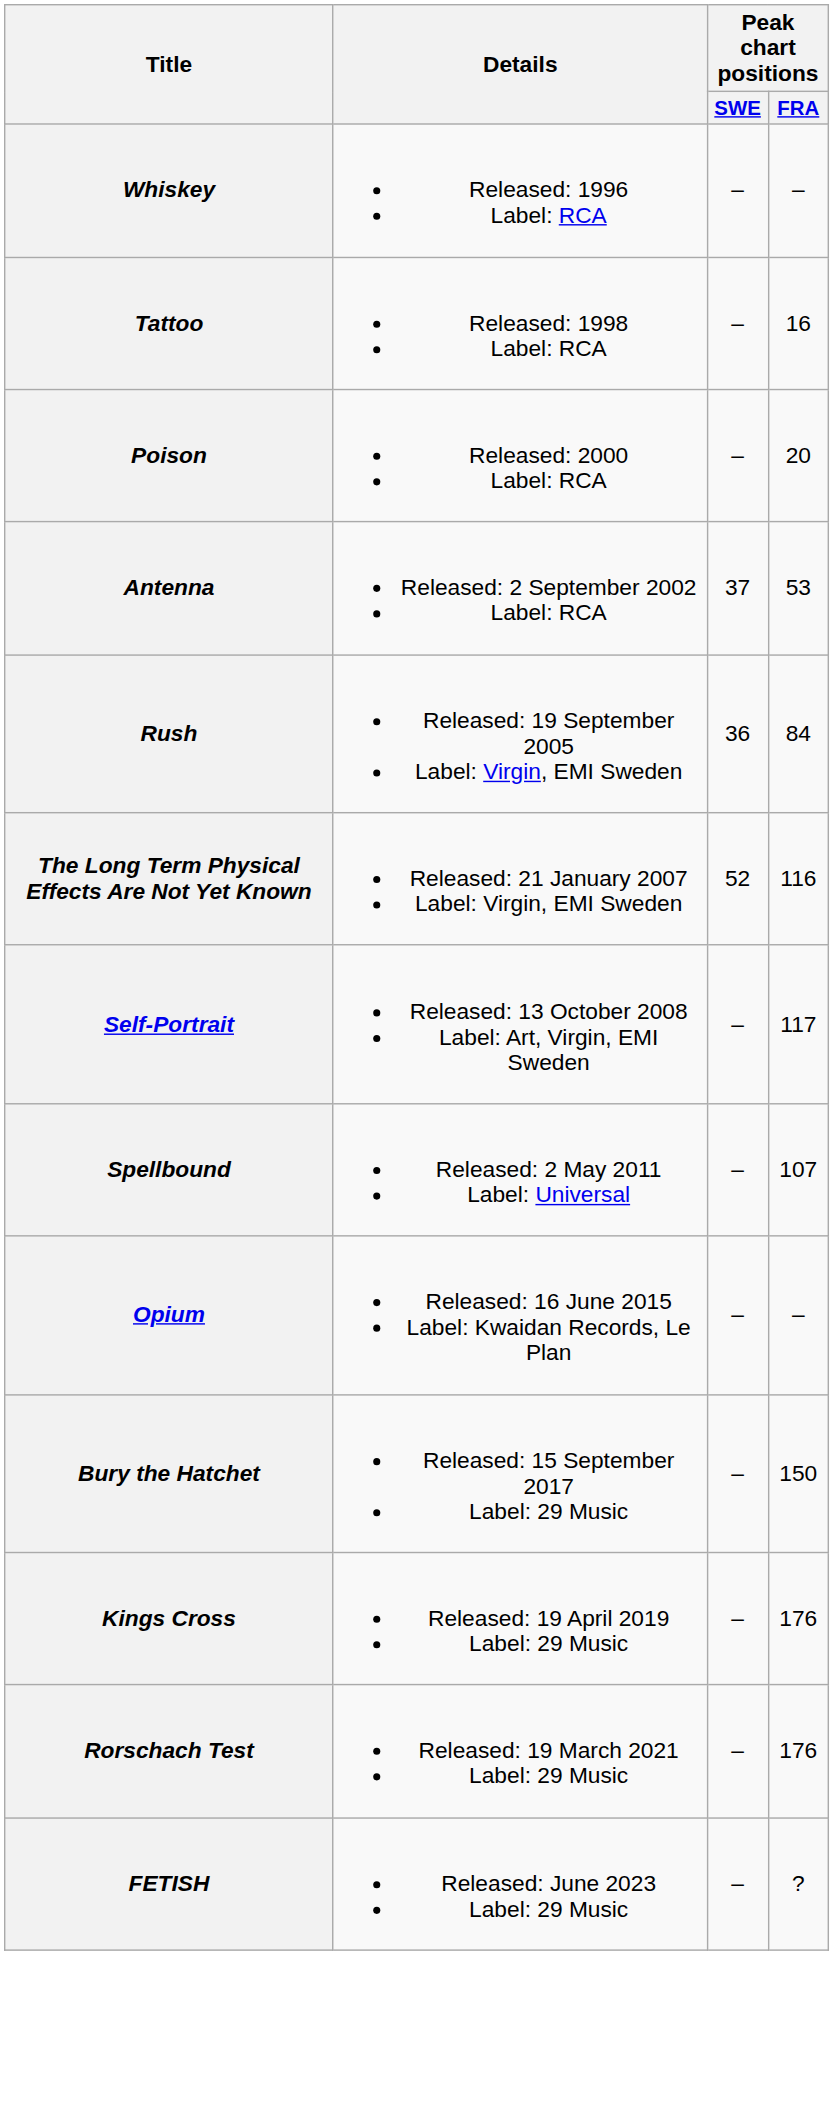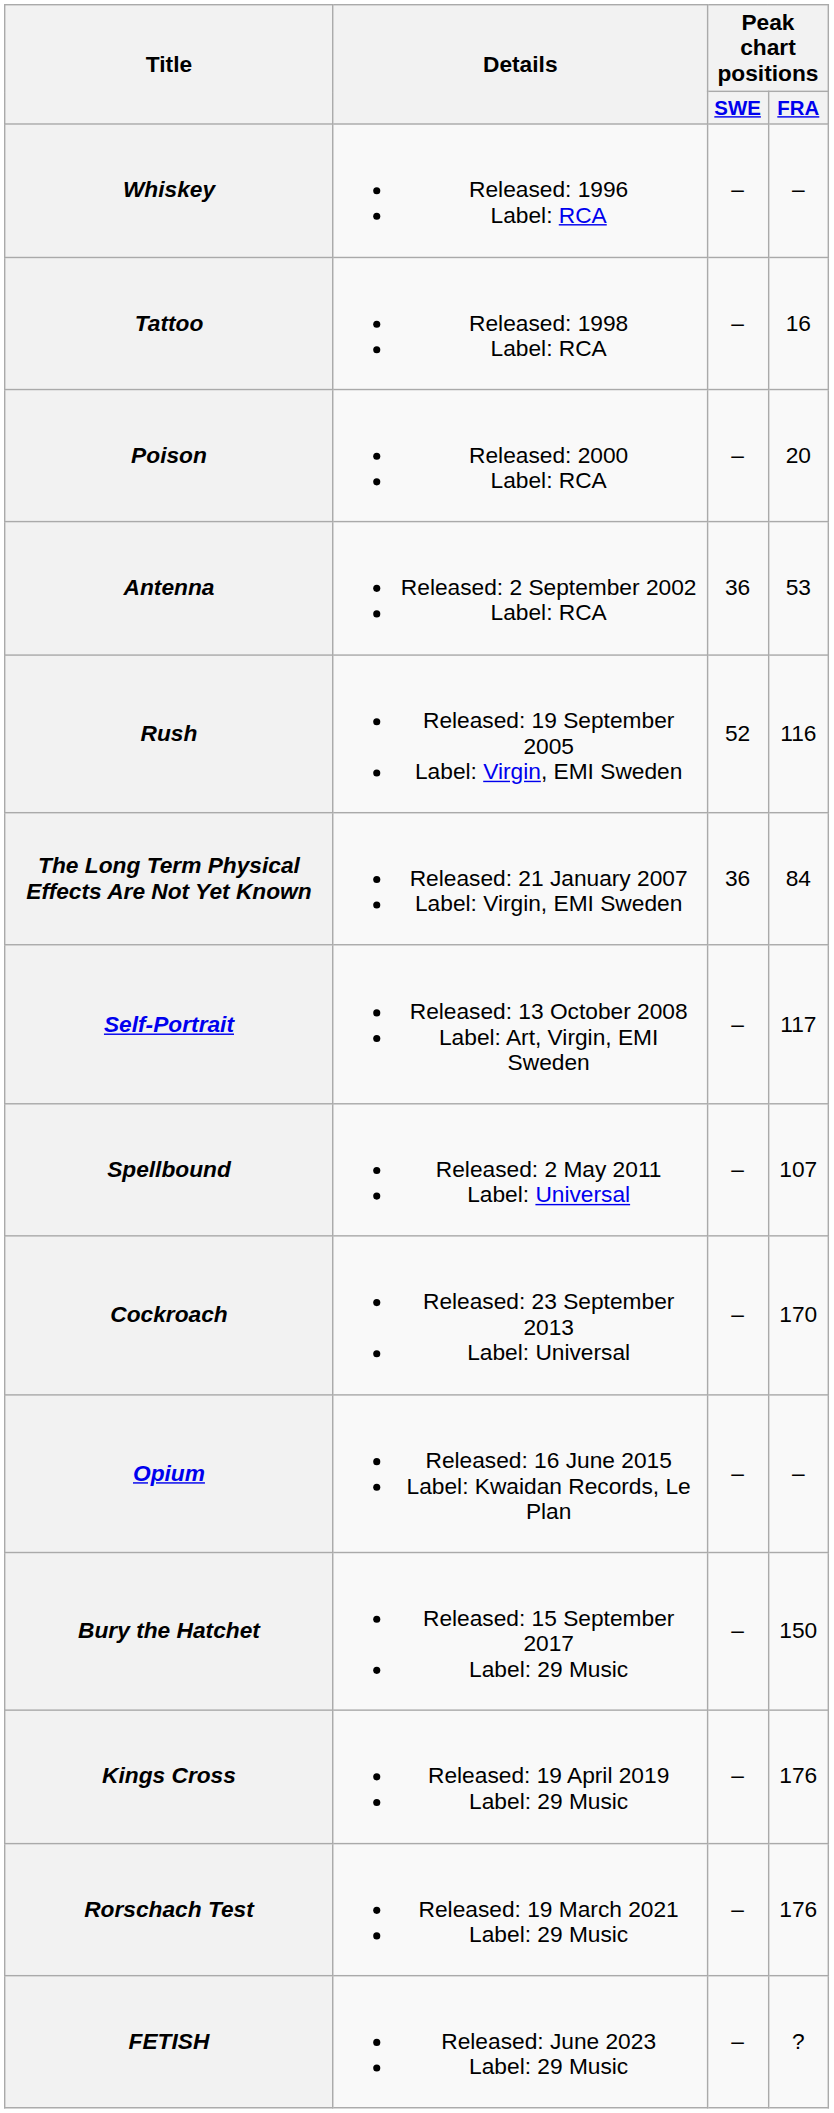(738, 588) 37 -> (738, 588) 36
(738, 733) 36 -> (738, 733) 52
(798, 733) 84 -> (798, 733) 116
(738, 878) 52 -> (738, 878) 36
(798, 878) 116 -> (798, 878) 84
+ row: (169, 1314)
